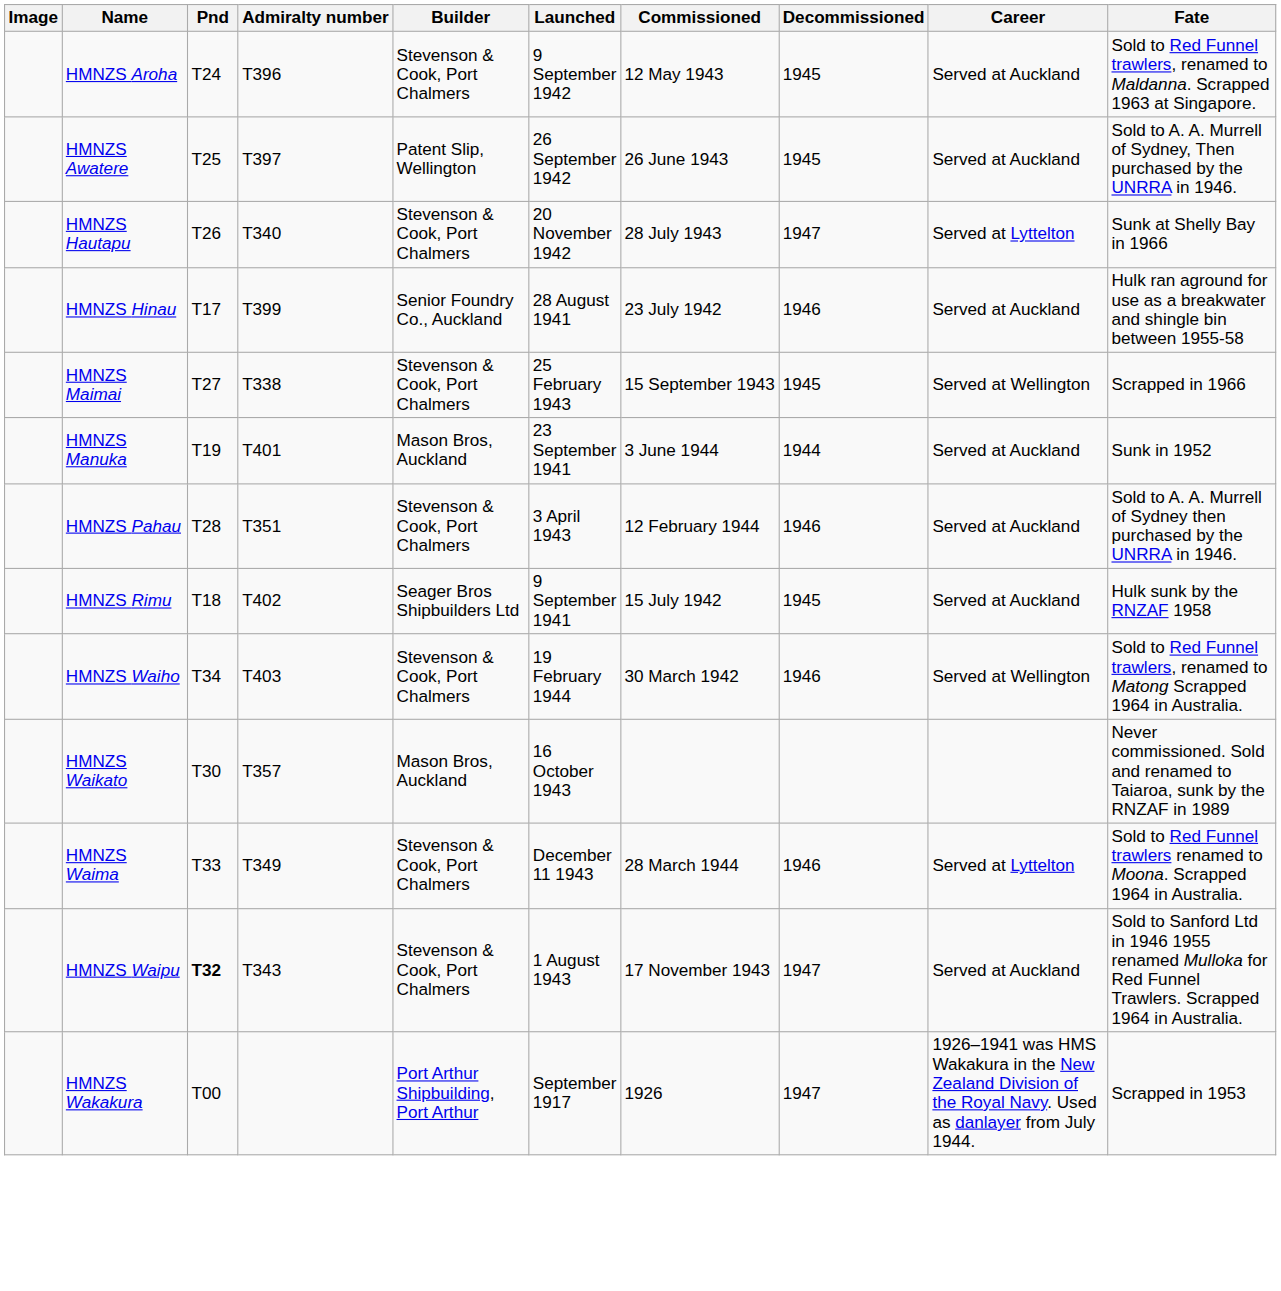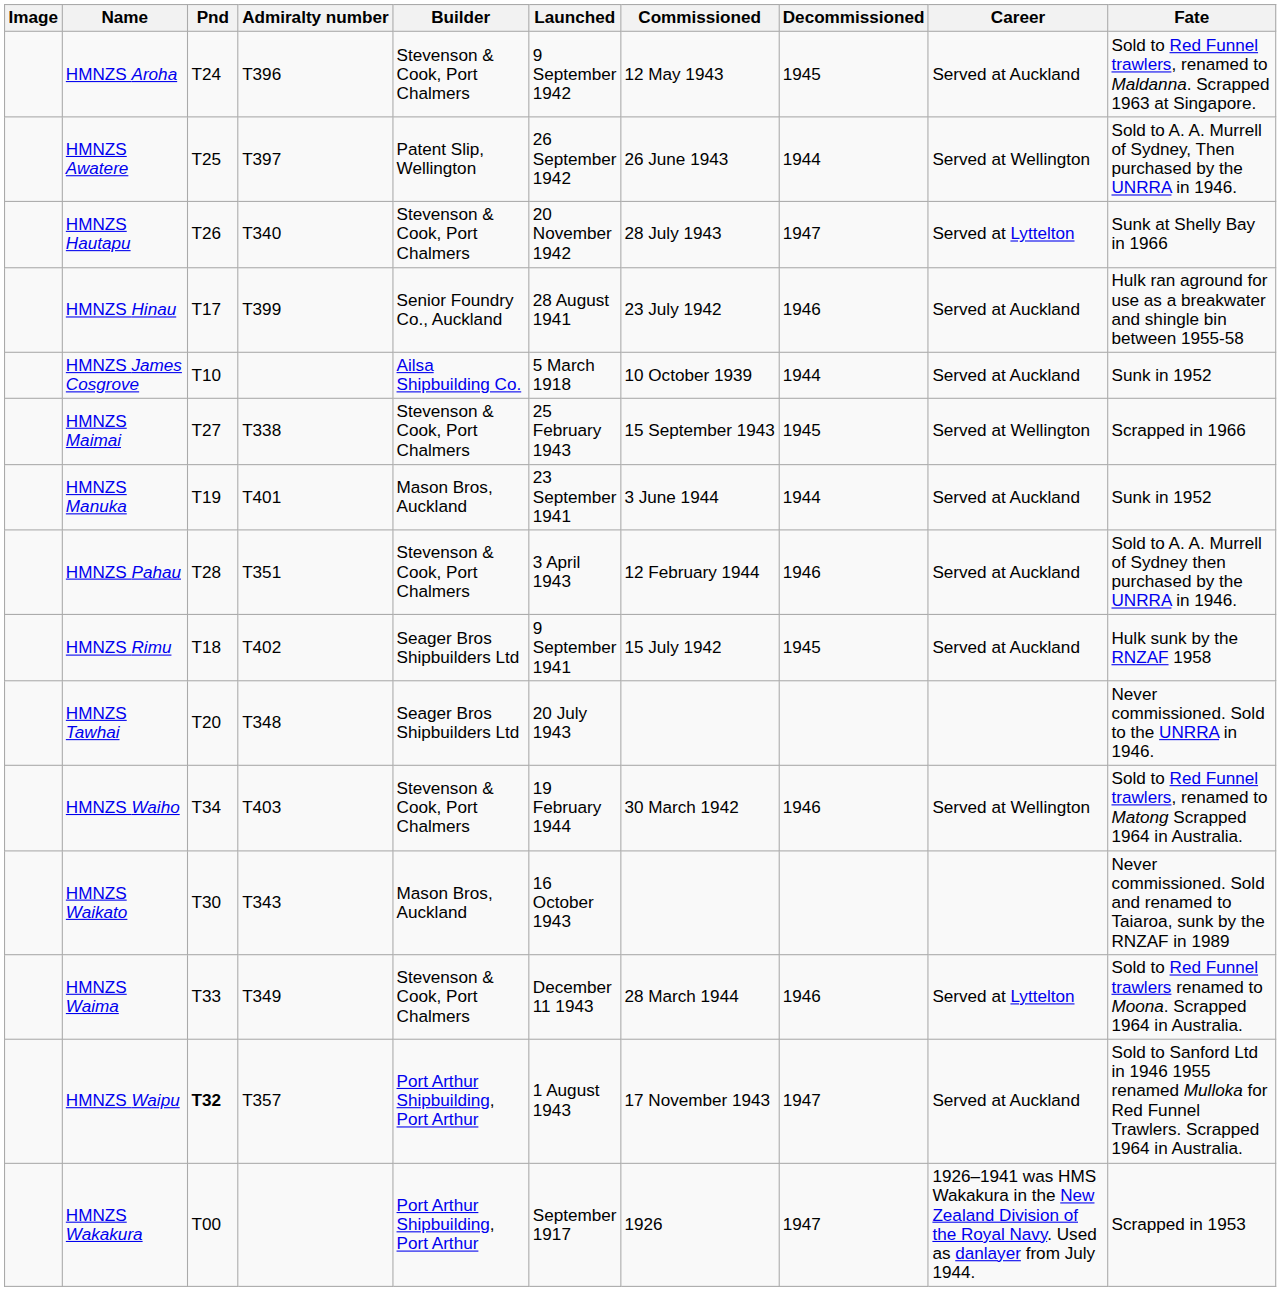(802, 159) 1945 -> (802, 159) 1944
(1006, 159) Served at Auckland -> (1011, 159) Served at Wellington
+ row: (124, 375)
+ row: (96, 722)
(262, 771) T357 -> (262, 902) T343
(262, 969) T343 -> (262, 1101) T357
(445, 969) Stevenson & Cook, Port Chalmers -> (446, 1101) Port Arthur Shipbuilding, Port Arthur
